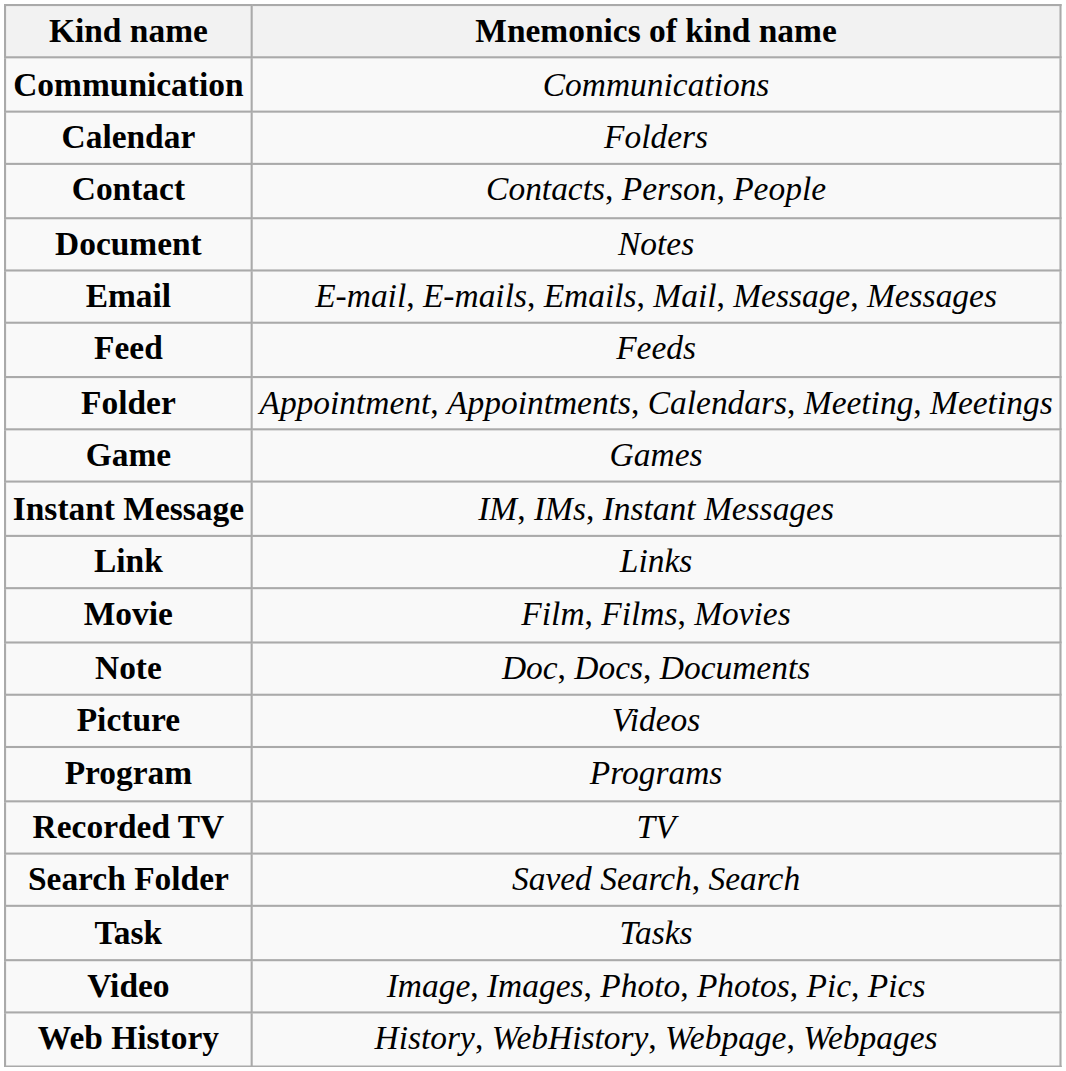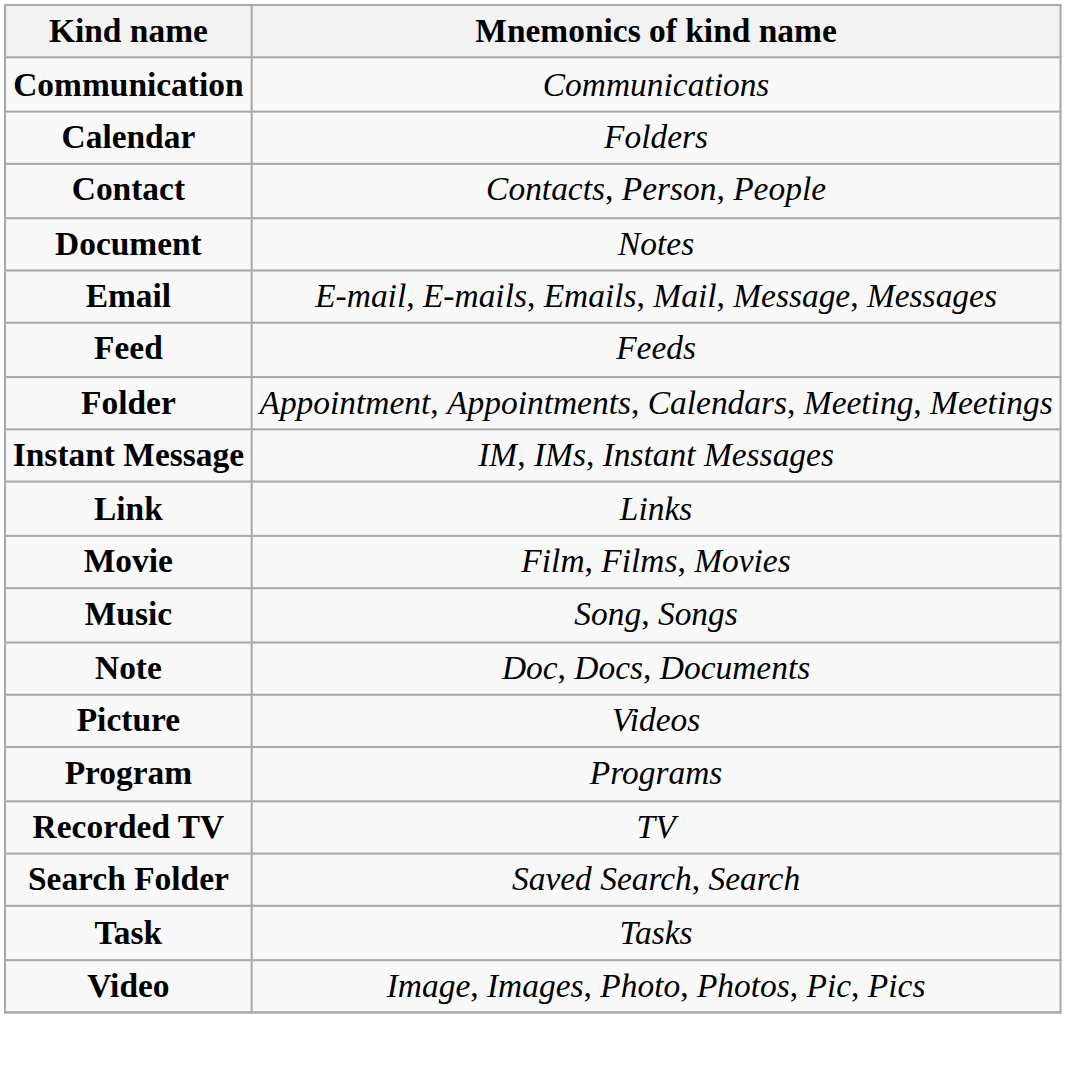- row: (128, 455)
+ row: (128, 614)
- row: (128, 1038)
